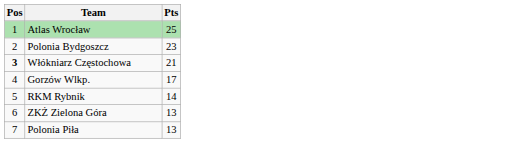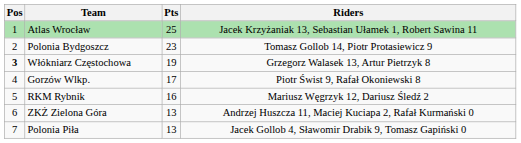+ column: (348, 12)
(171, 63) 21 -> (171, 63) 19
(171, 96) 14 -> (171, 96) 16
